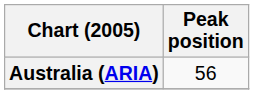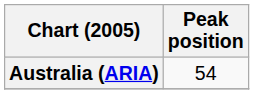(206, 72) 56 -> (206, 72) 54
